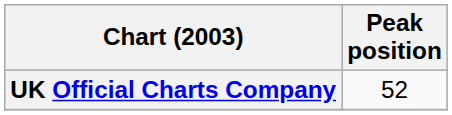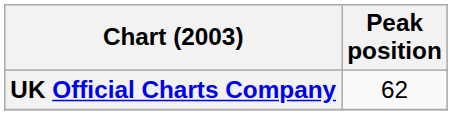(395, 89) 52 -> (395, 89) 62
